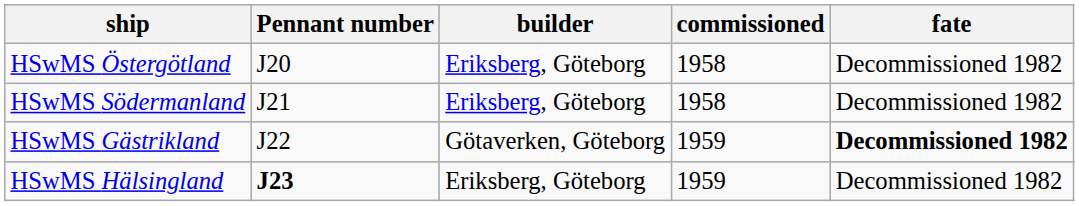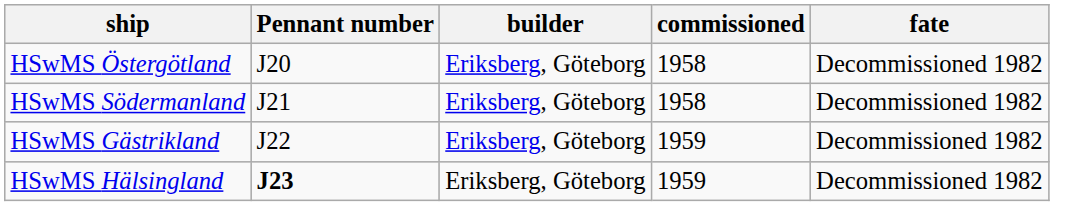(555, 141) Götaverken, Göteborg -> (545, 141) Eriksberg, Göteborg
(952, 141) bold -> (929, 141) normal
